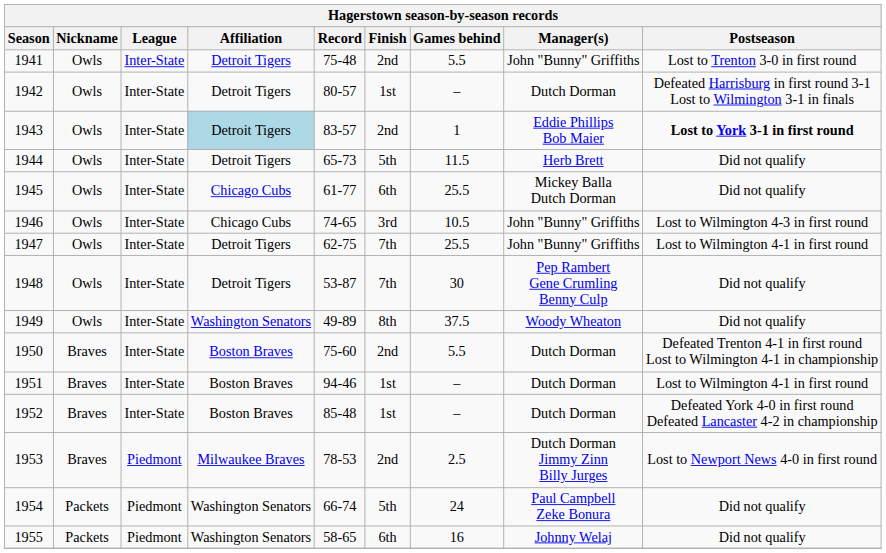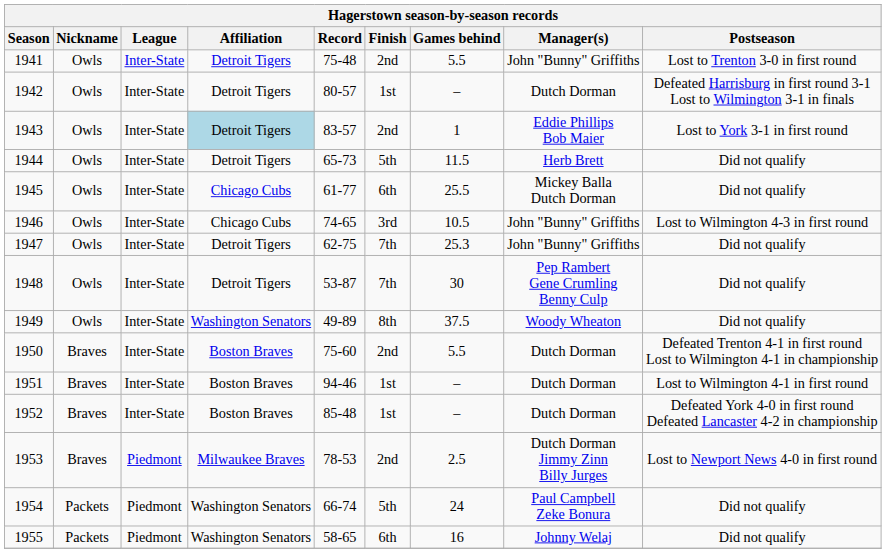(762, 130) bold -> (762, 130) normal
(457, 244) 25.5 -> (457, 244) 25.3
(762, 244) Lost to Wilmington 4-1 in first round -> (762, 244) Did not qualify
